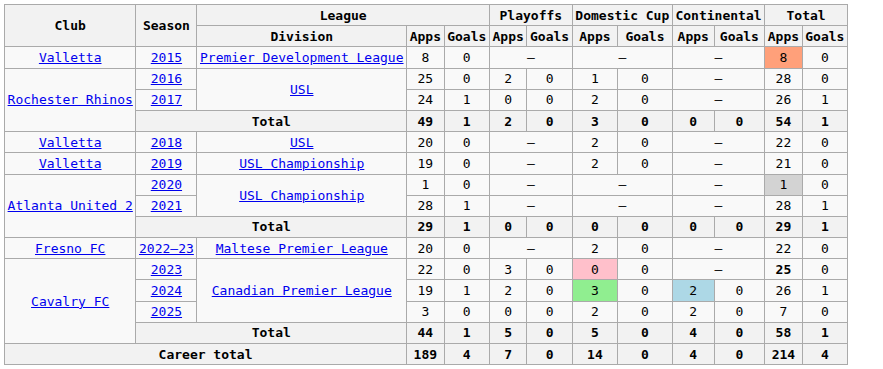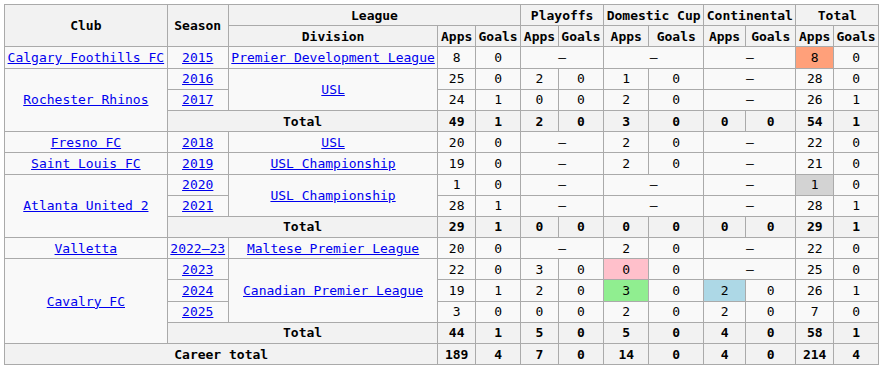(70, 57) Valletta -> (86, 57) Calgary Foothills FC
(70, 142) Valletta -> (86, 142) Fresno FC
(70, 163) Valletta -> (86, 163) Saint Louis FC
(70, 248) Fresno FC -> (86, 248) Valletta
(783, 269) bold -> (815, 269) normal
